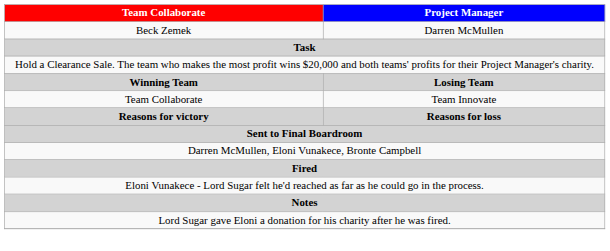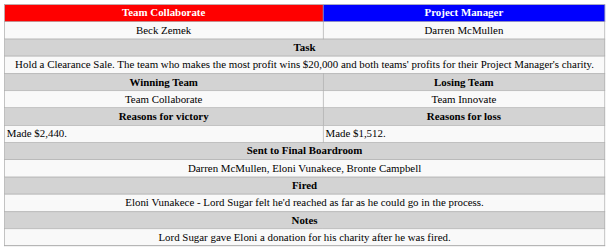+ row: (37, 133)
